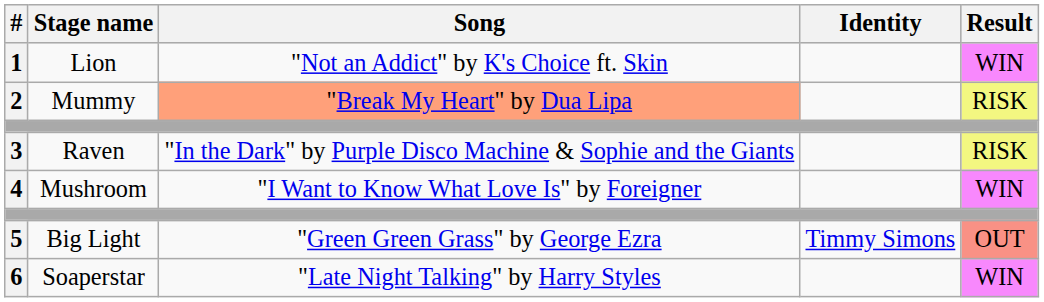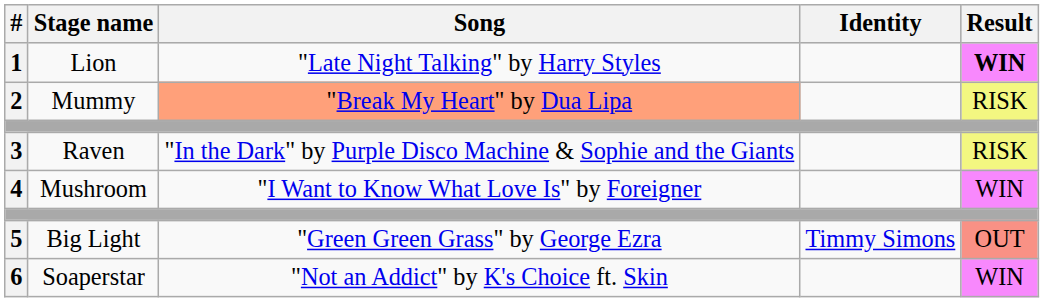(479, 62) "Not an Addict" by K's Choice ft. Skin -> (479, 62) "Late Night Talking" by Harry Styles
(1000, 62) normal -> (1000, 62) bold
(479, 277) "Late Night Talking" by Harry Styles -> (479, 277) "Not an Addict" by K's Choice ft. Skin
